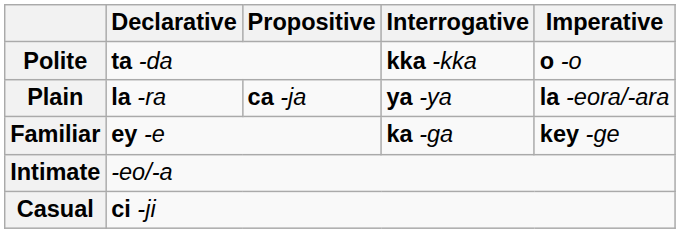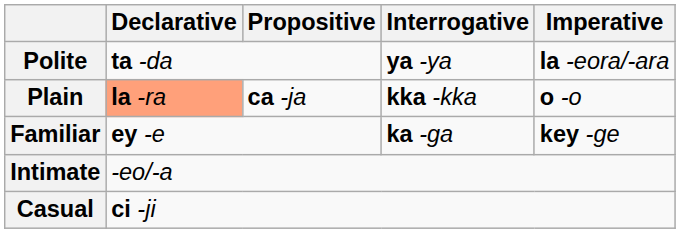(432, 60) kka -kka -> (419, 60) ya -ya
(561, 60) o -o -> (605, 60) la -eora/-ara
(139, 97) no background -> (139, 97) lightsalmon background
(419, 97) ya -ya -> (432, 97) kka -kka
(605, 97) la -eora/-ara -> (561, 97) o -o
